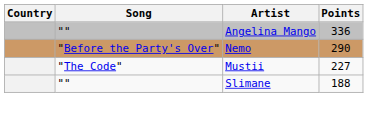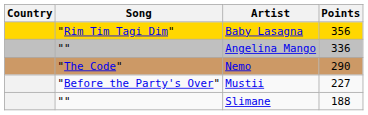+ row: (264, 31)
(139, 48) "Before the Party's Over" -> (90, 66) "The Code"
(90, 66) "The Code" -> (139, 84) "Before the Party's Over"
